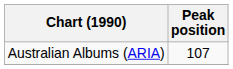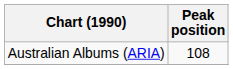(198, 53) 107 -> (198, 53) 108
